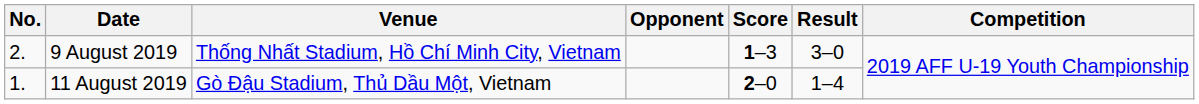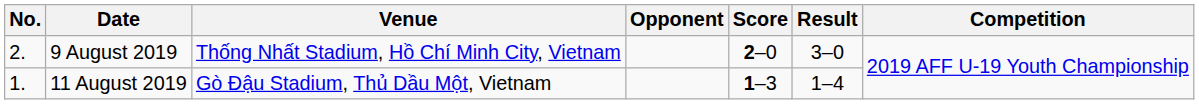(760, 51) 1–3 -> (760, 51) 2–0
(760, 83) 2–0 -> (760, 83) 1–3
